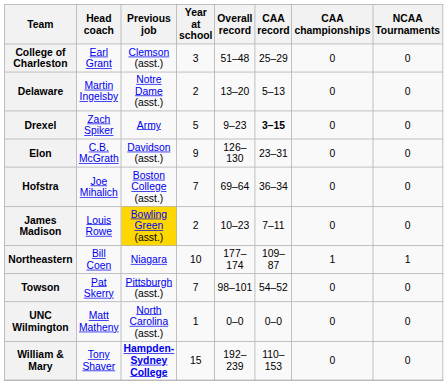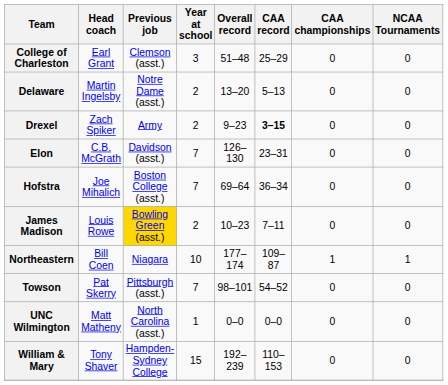(196, 125) 5 -> (196, 125) 2
(196, 153) 9 -> (196, 153) 7
(149, 361) bold -> (150, 361) normal
